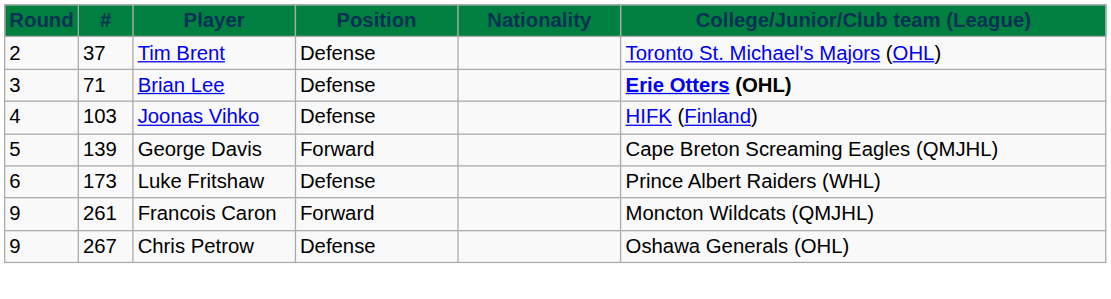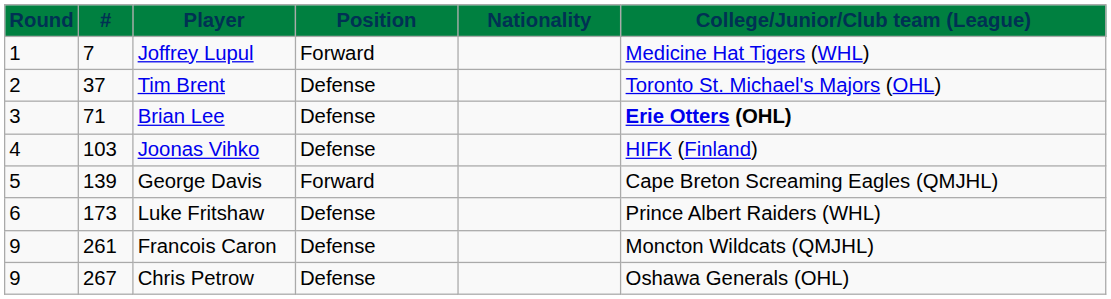+ row: (196, 52)
(337, 213) Forward -> (338, 246) Defense
